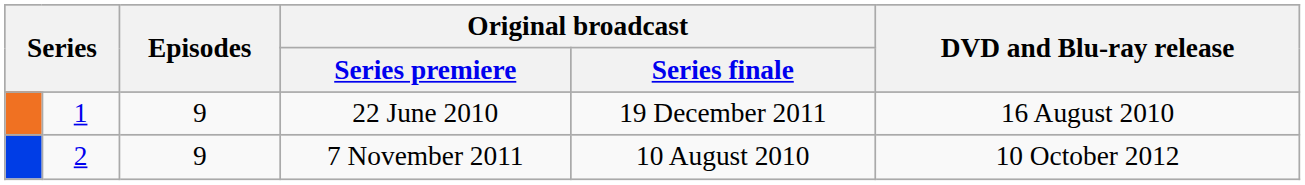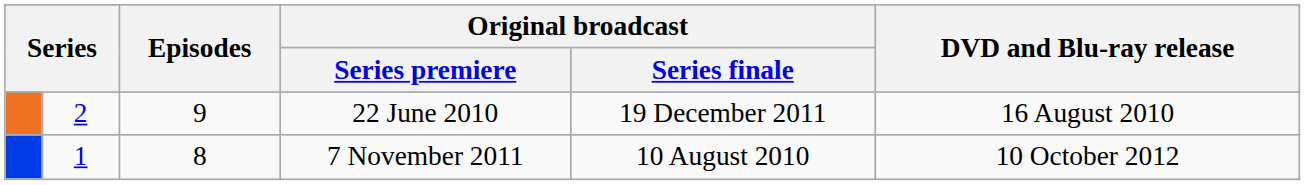(81, 112) 1 -> (81, 112) 2
(81, 156) 2 -> (81, 156) 1
(200, 156) 9 -> (200, 156) 8
